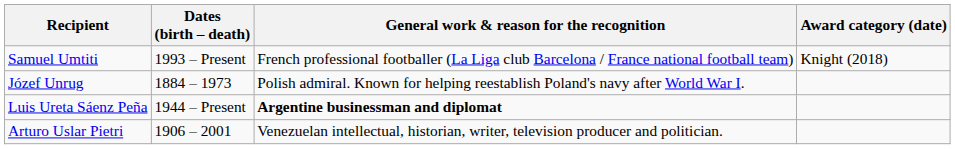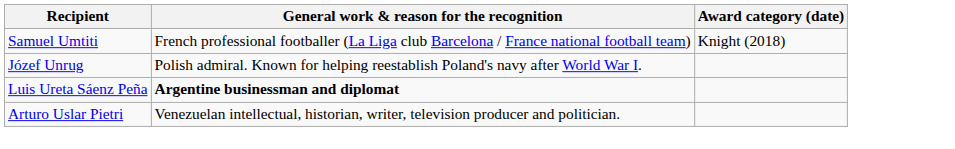- column: (202, 25)
